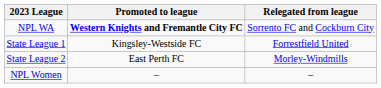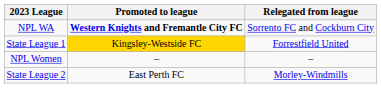(156, 43) no background -> (156, 43) gold background
rows swapped: (36, 59) <-> (36, 75)
